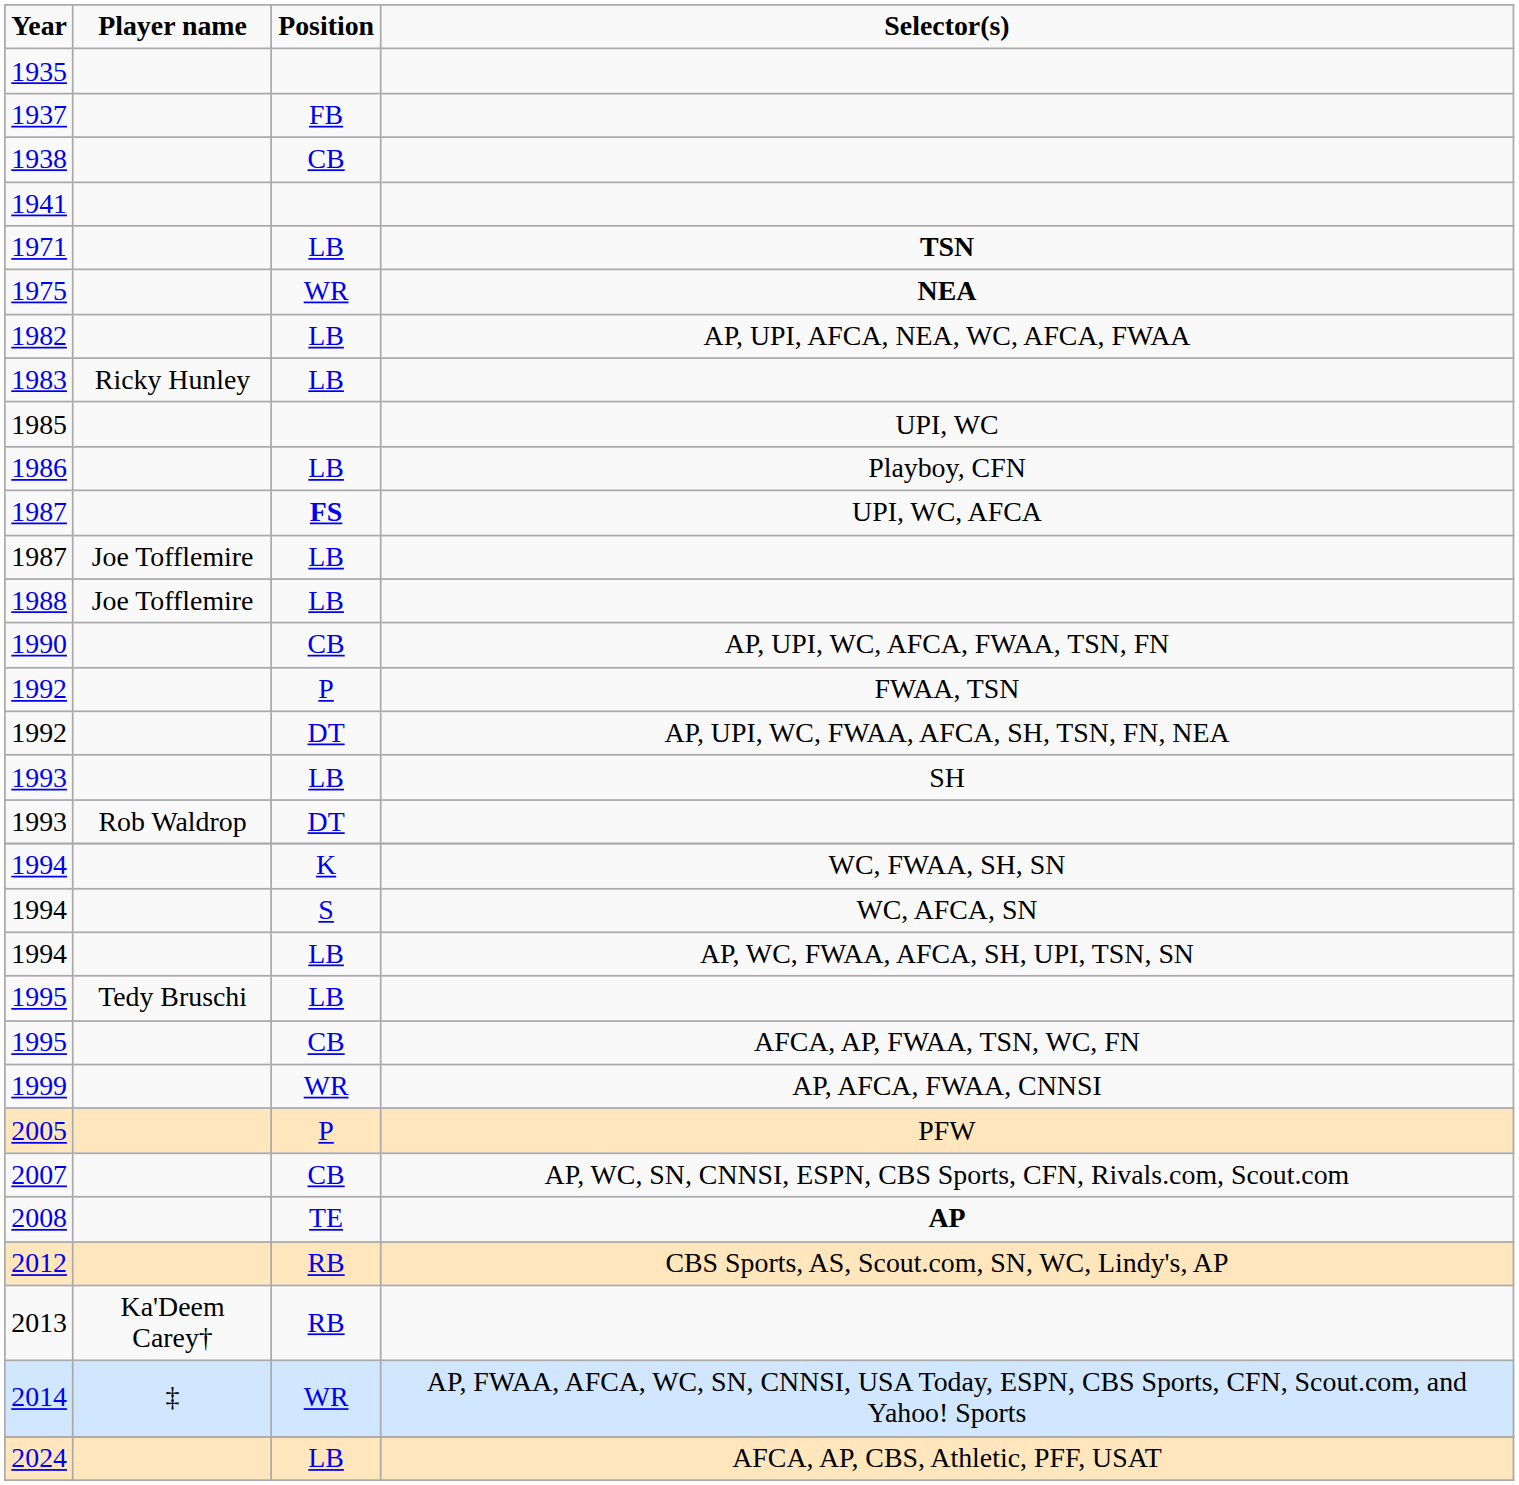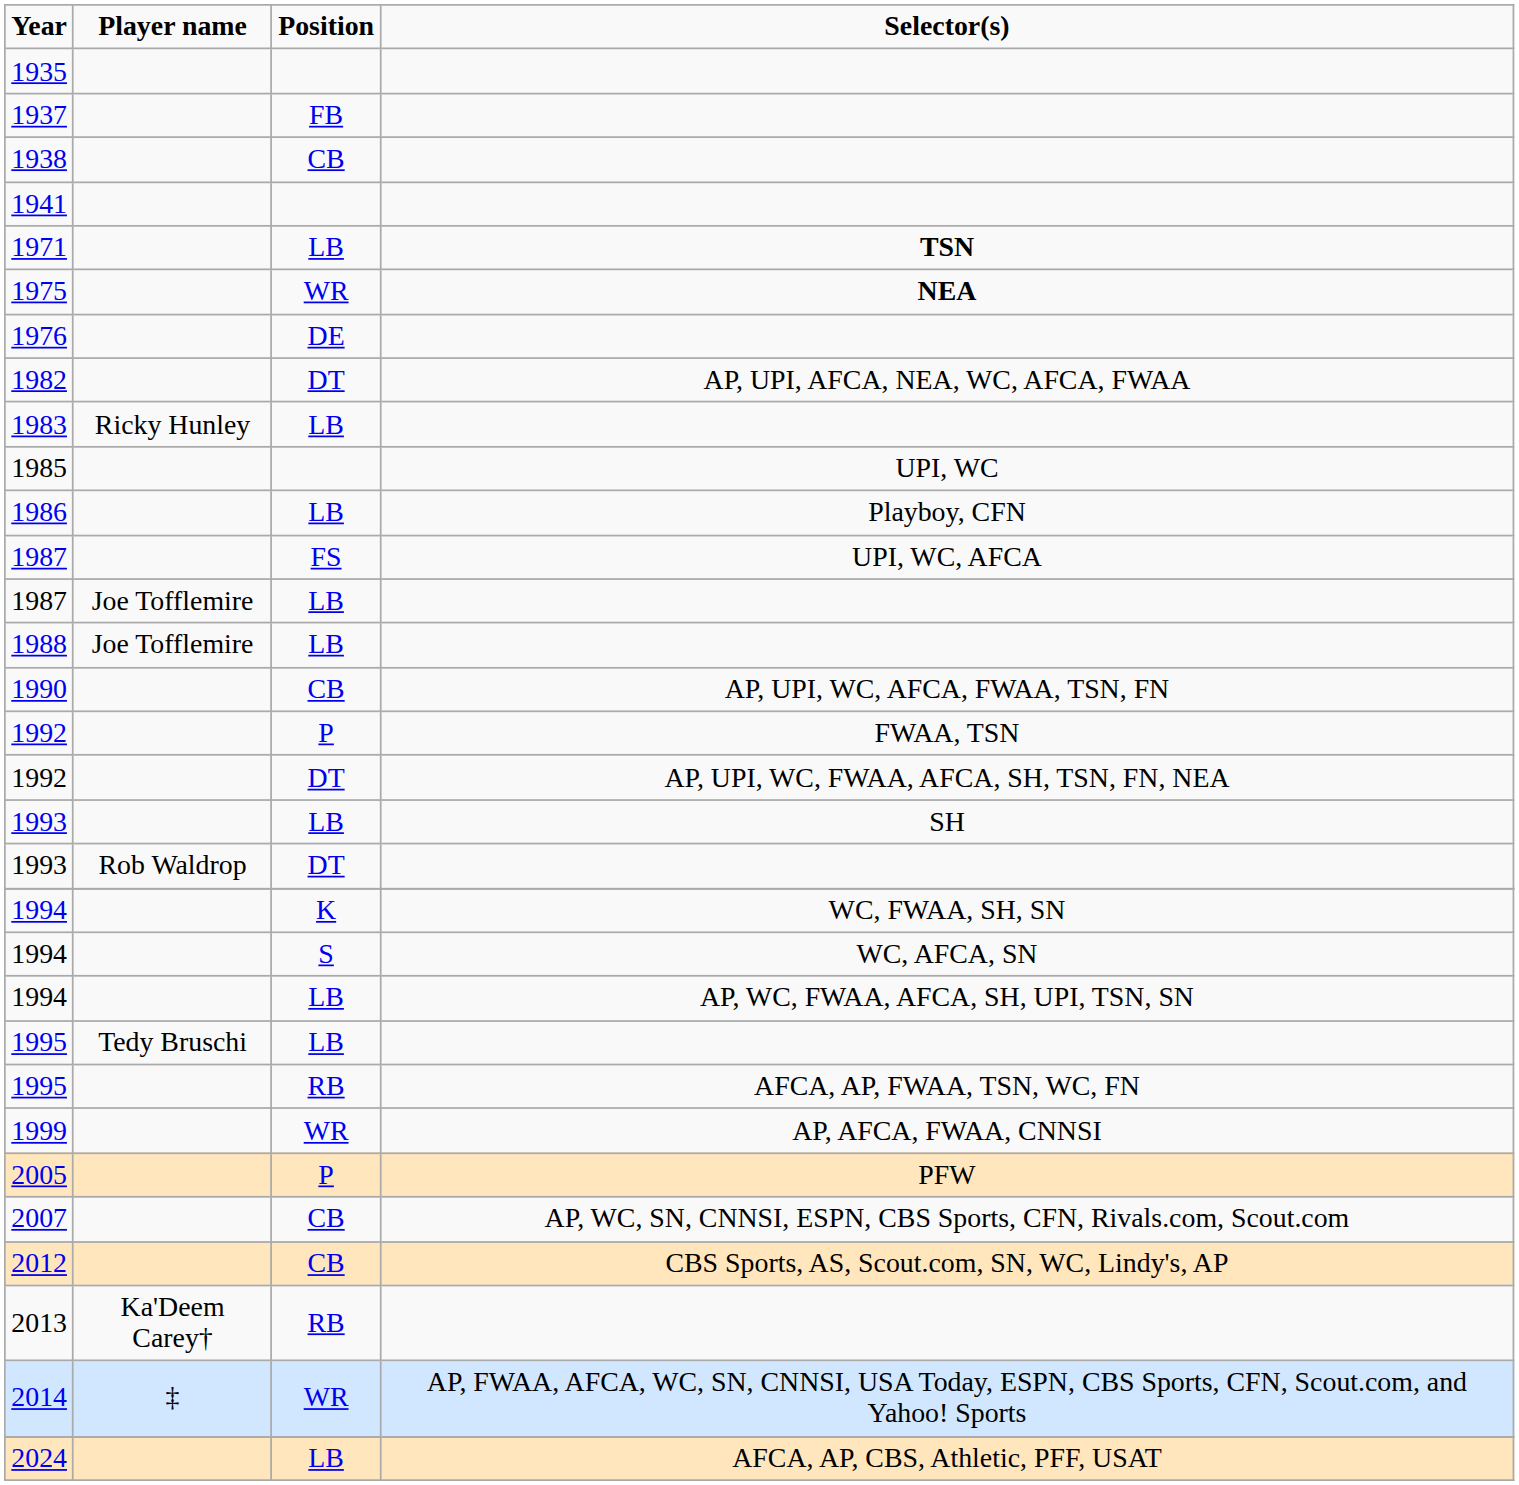+ row: (39, 335)
(326, 335) LB -> (326, 379) DT
(326, 512) bold -> (326, 556) normal
(326, 1042) CB -> (326, 1086) RB
- row: (39, 1218)
(326, 1262) RB -> (326, 1262) CB
